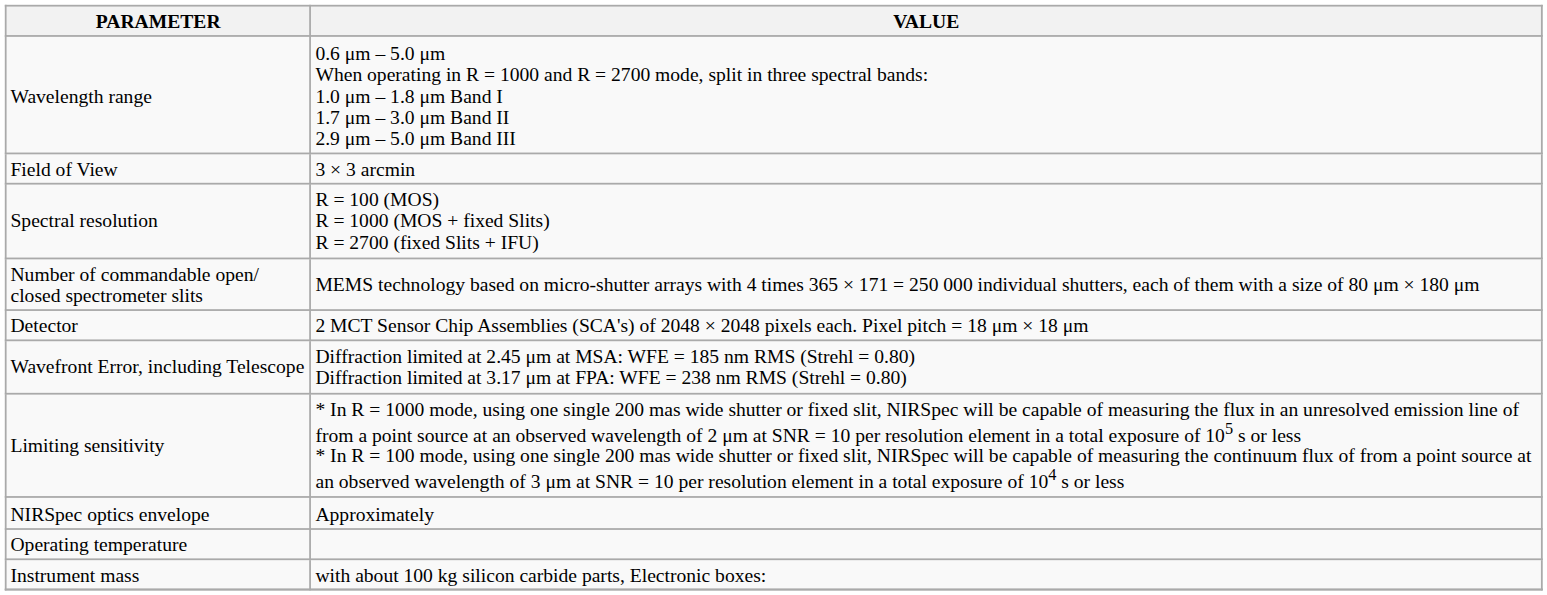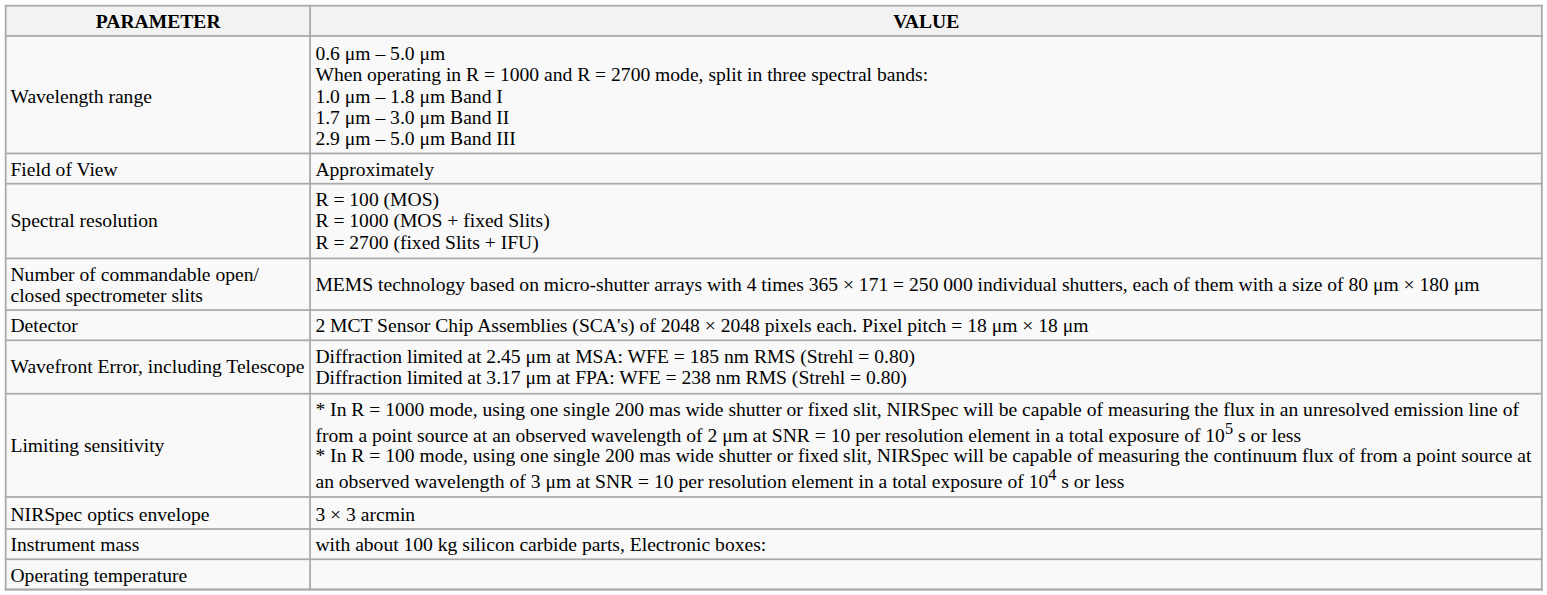(365, 168) 3 × 3 arcmin -> (375, 168) Approximately
(375, 513) Approximately -> (365, 513) 3 × 3 arcmin
rows swapped: (75, 575) <-> (99, 544)
